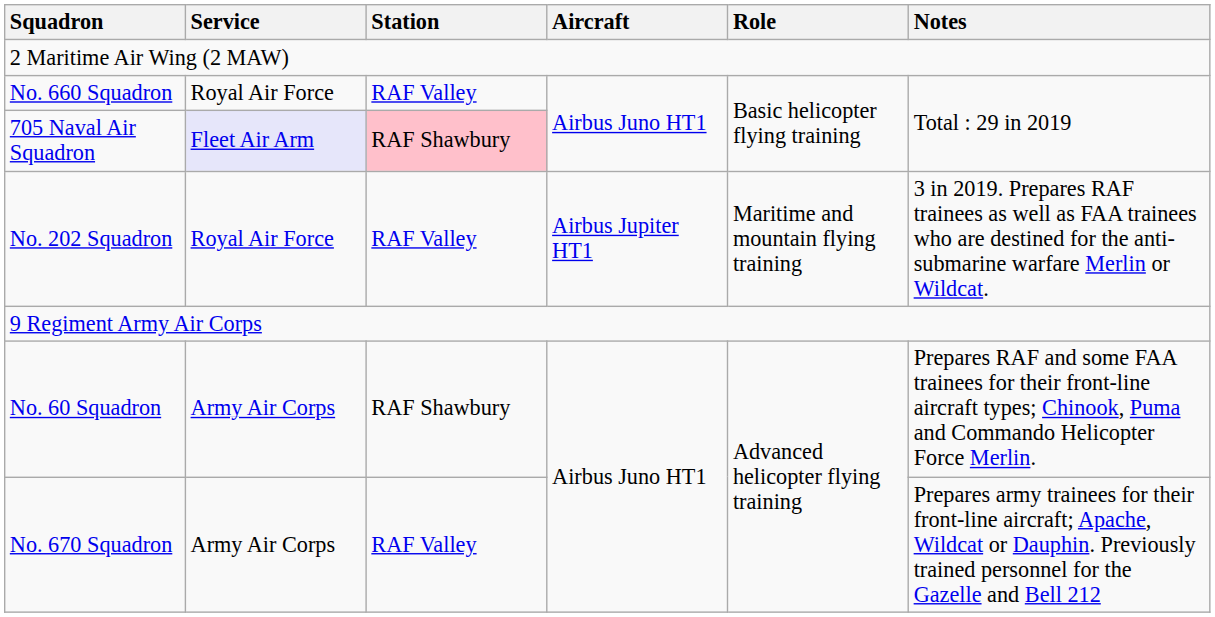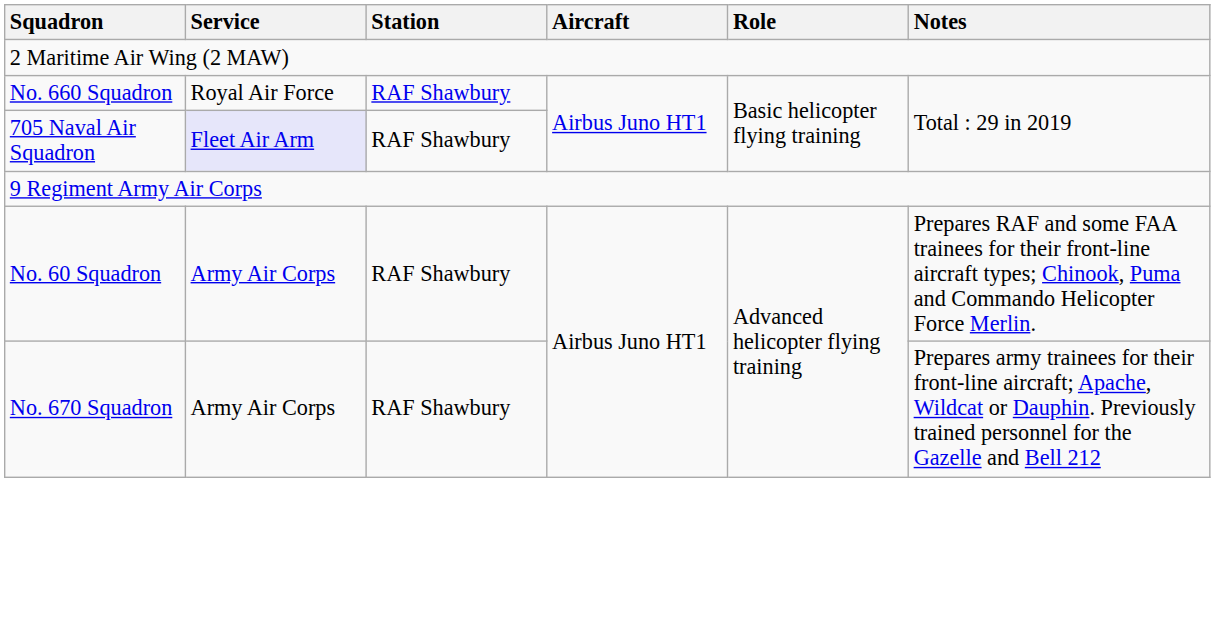(424, 92) RAF Valley -> (441, 92) RAF Shawbury
(441, 140) pink background -> (441, 140) no background
- row: (91, 238)
(424, 544) RAF Valley -> (441, 408) RAF Shawbury
